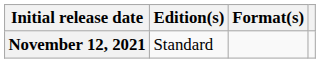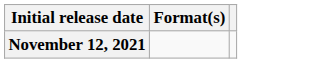- column: (189, 17)
